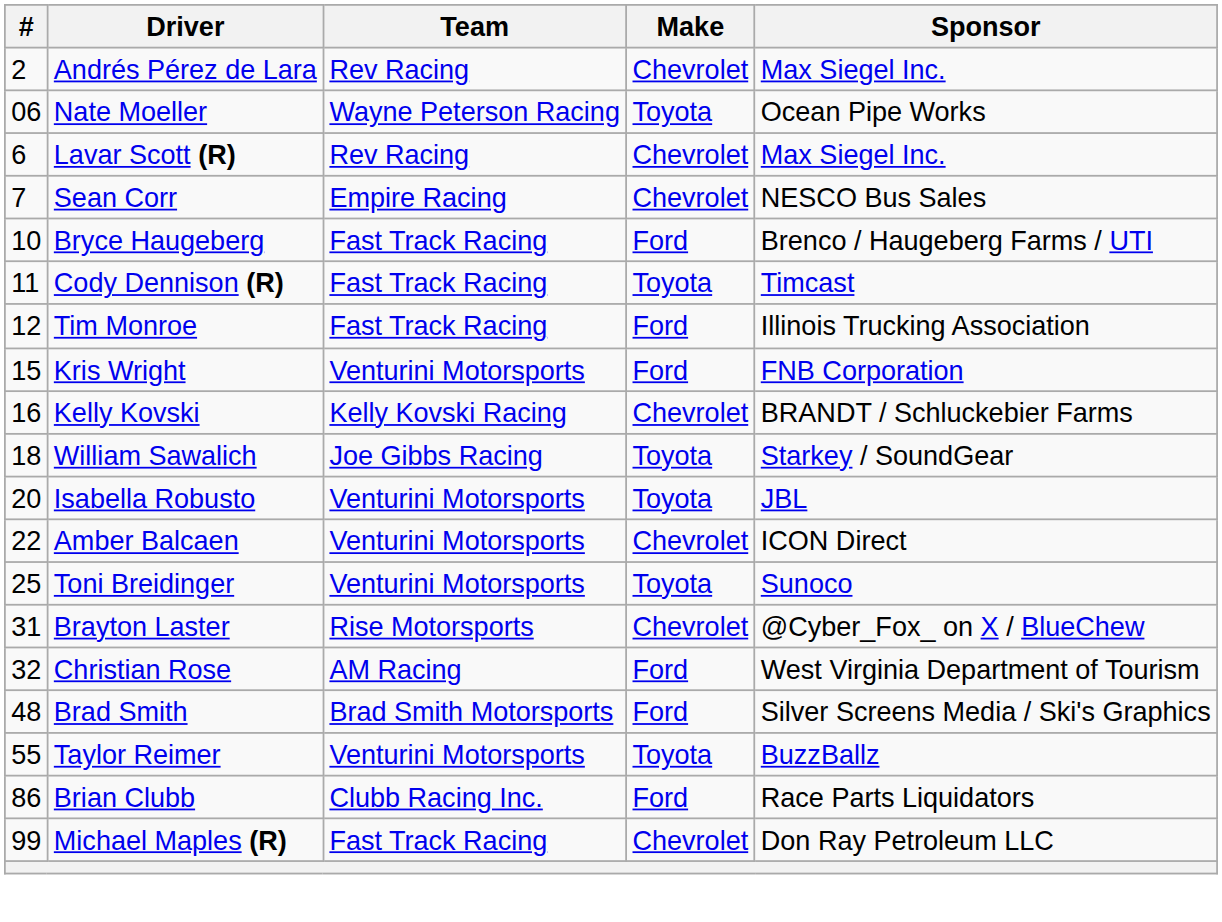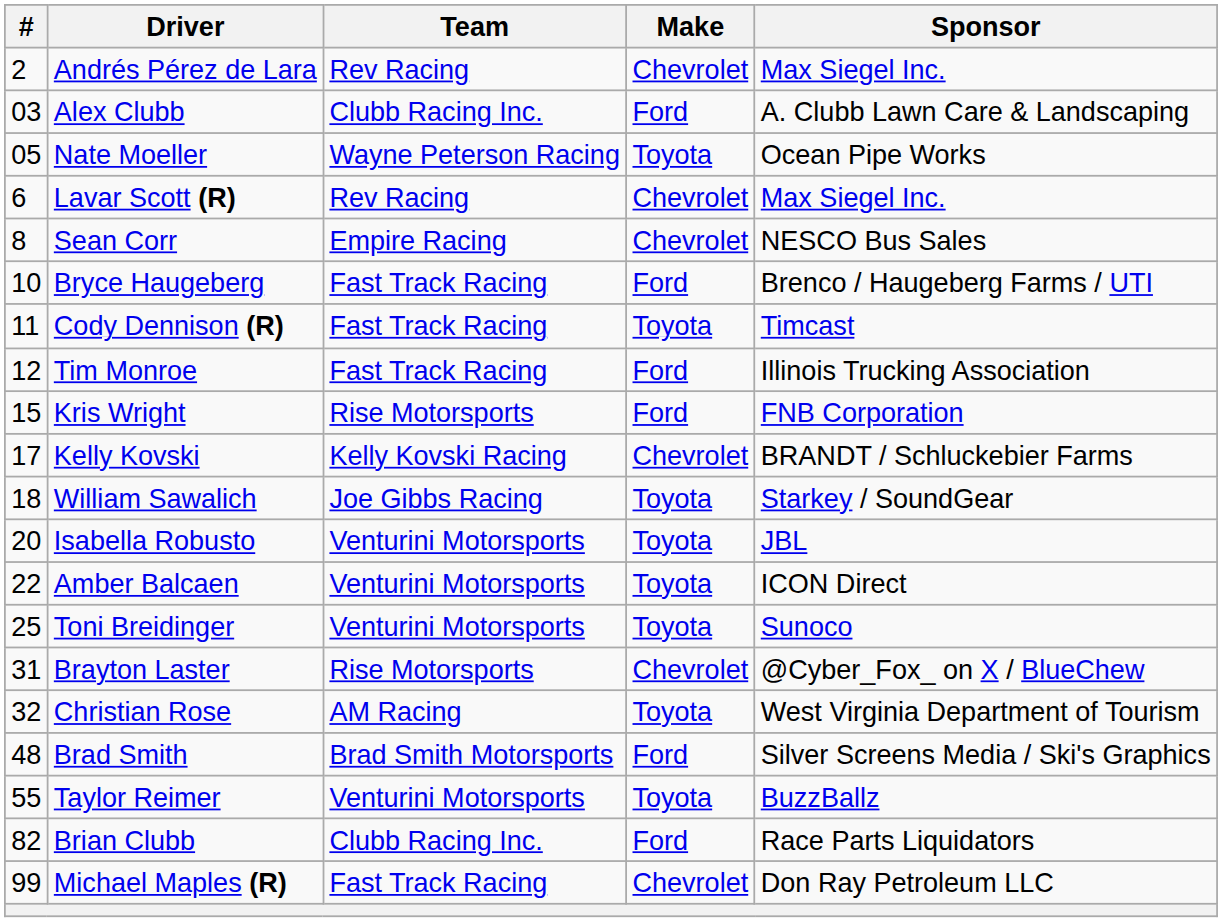+ row: (119, 112)
(26, 112) 06 -> (26, 155) 05
(19, 198) 7 -> (19, 241) 8
(457, 369) Venturini Motorsports -> (432, 412) Rise Motorsports
(26, 412) 16 -> (26, 455) 17
(690, 540) Chevrolet -> (672, 583) Toyota
(660, 669) Ford -> (672, 712) Toyota
(26, 797) 86 -> (26, 840) 82
